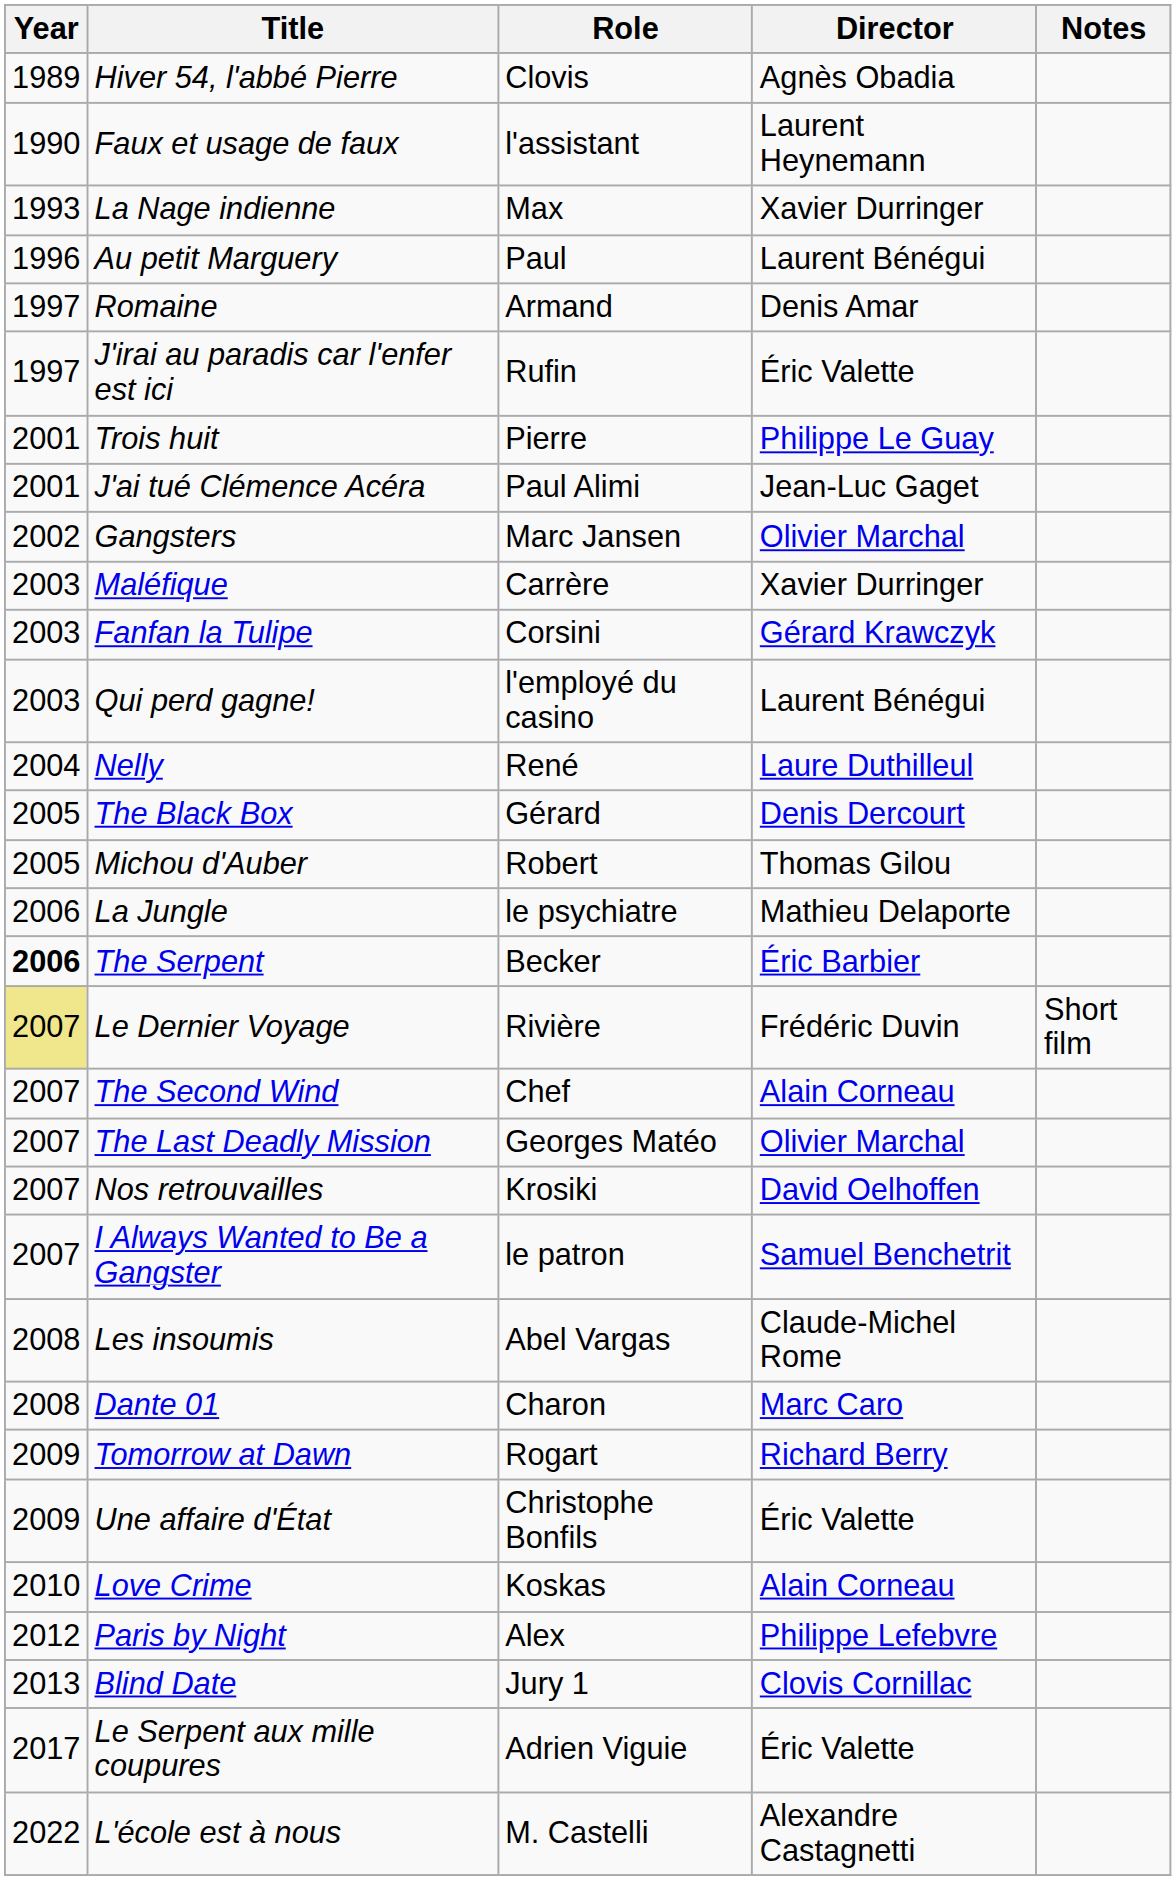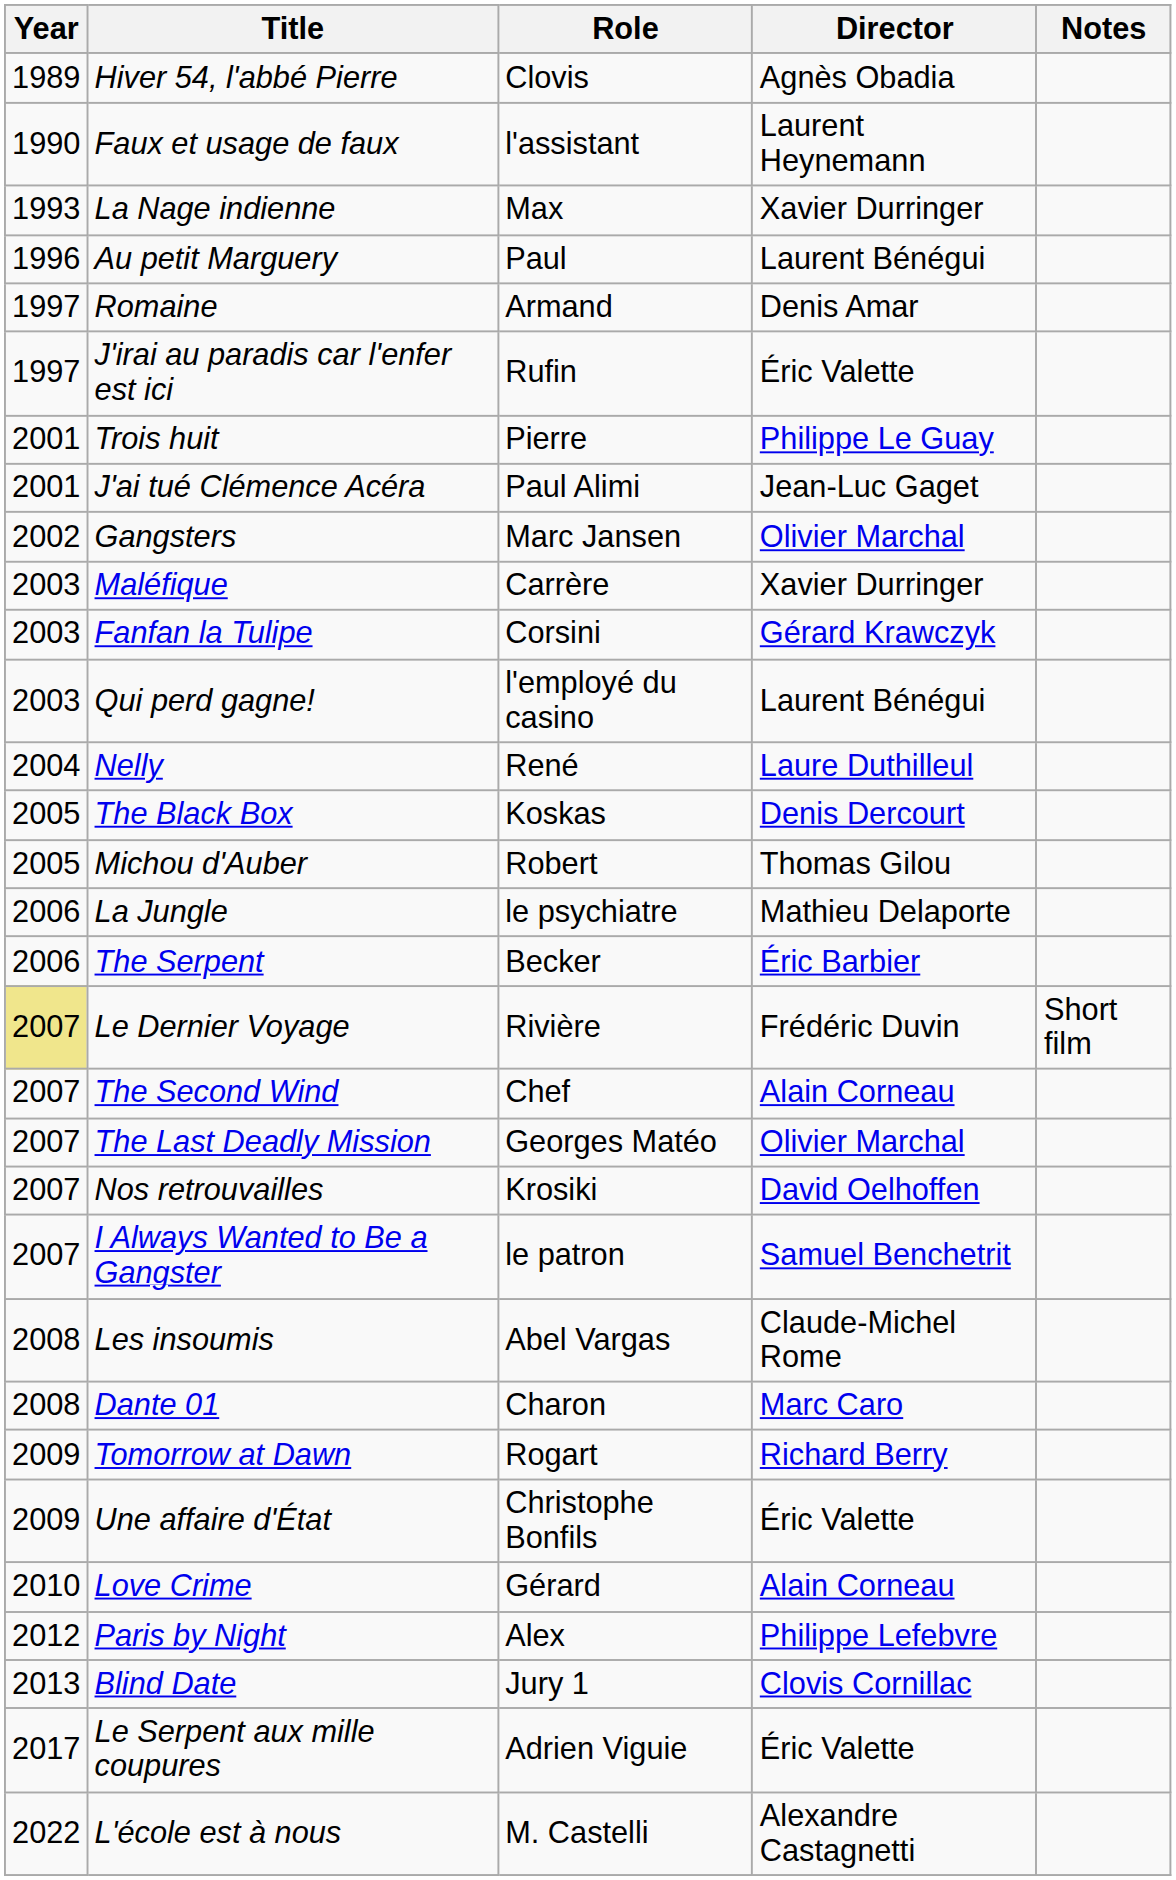(553, 814) Gérard -> (556, 814) Koskas
(46, 960) bold -> (46, 960) normal
(556, 1586) Koskas -> (553, 1586) Gérard
